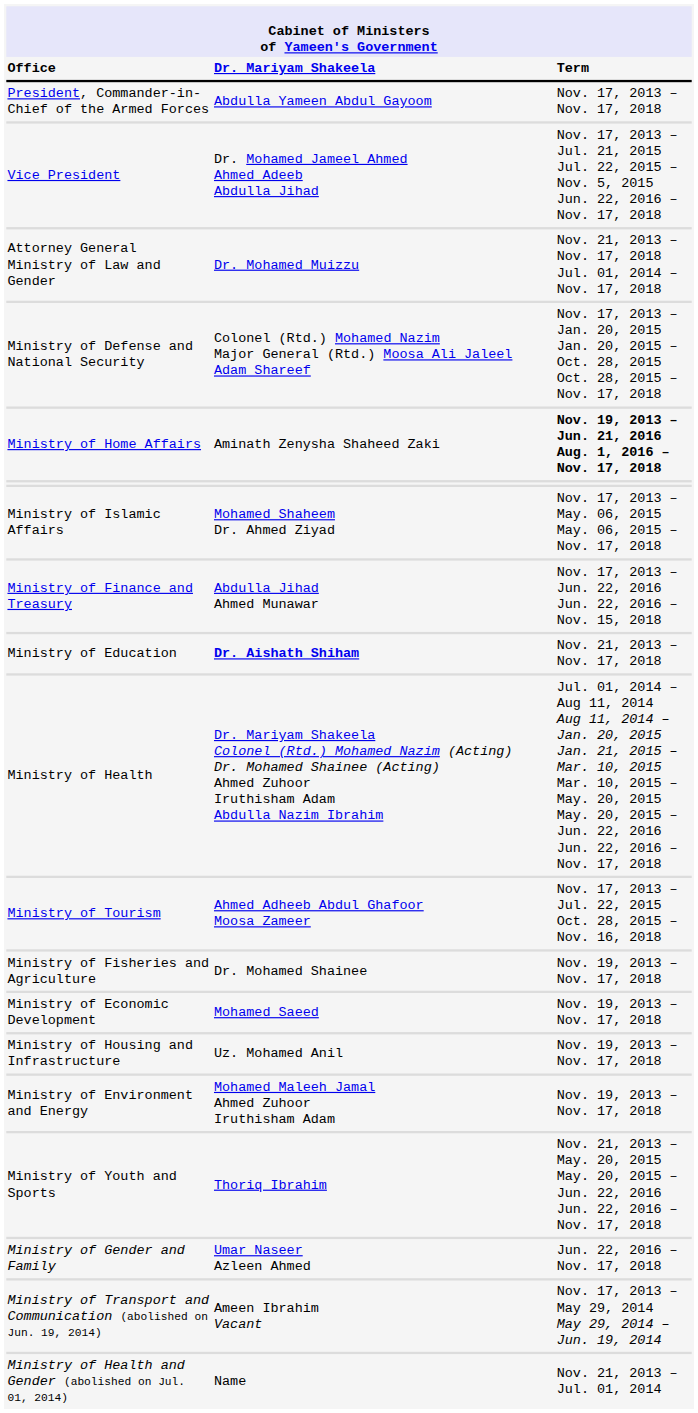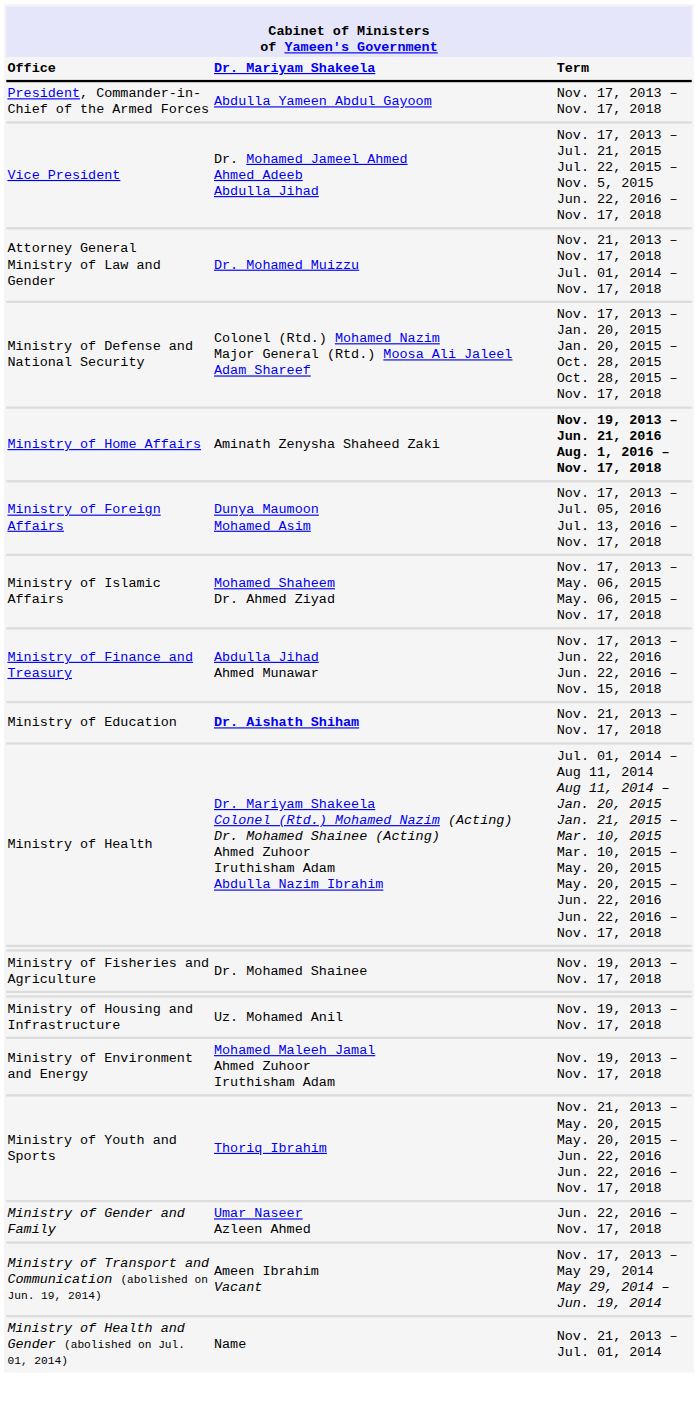+ row: (84, 518)
- row: (84, 914)
- row: (88, 1013)
